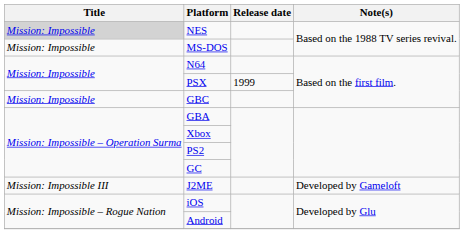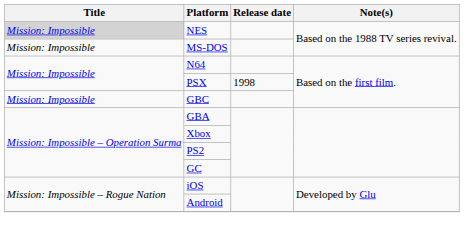(244, 82) 1999 -> (244, 82) 1998
- row: (200, 185)
